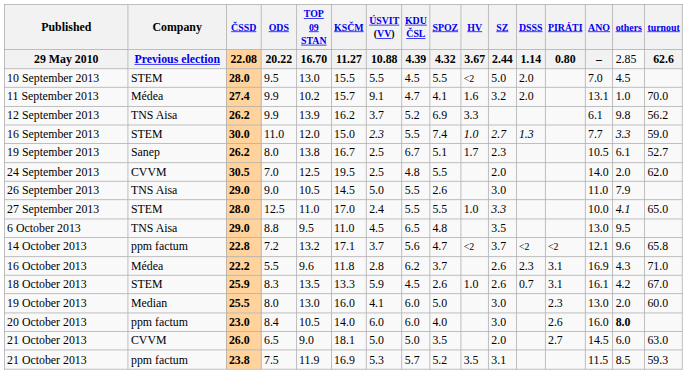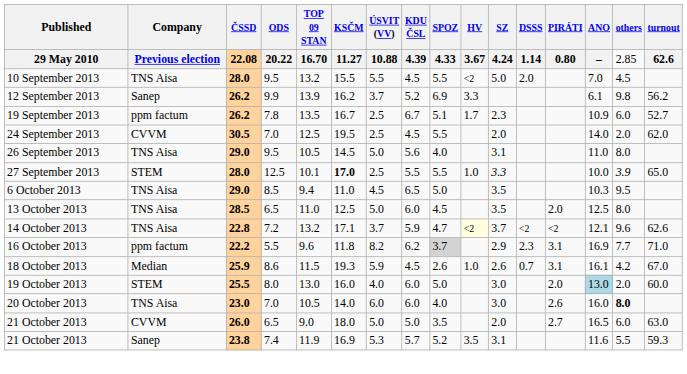(445, 59) 4.32 -> (445, 59) 4.33
(502, 59) 2.44 -> (502, 59) 4.24
(147, 78) STEM -> (154, 78) TNS Aisa
(309, 78) 13.0 -> (309, 78) 13.2
- row: (53, 96)
(154, 115) TNS Aisa -> (145, 96) Sanep
- row: (53, 134)
(145, 153) Sanep -> (159, 115) ppm factum
(271, 153) 8.0 -> (271, 115) 7.8
(309, 153) 13.8 -> (309, 115) 13.5
(598, 153) 10.5 -> (598, 115) 10.9
(623, 153) 6.1 -> (623, 115) 6.0
(412, 171) 4.8 -> (412, 134) 4.5
(271, 190) 9.0 -> (271, 153) 9.5
(412, 190) 5.5 -> (412, 153) 5.6
(440, 190) 2.6 -> (440, 153) 4.0
(499, 190) 3.0 -> (499, 153) 3.1
(623, 190) 7.9 -> (623, 153) 8.0
(309, 209) 11.0 -> (309, 171) 10.1
(344, 209) normal -> (344, 171) bold
(377, 209) 2.4 -> (377, 171) 2.5
(623, 209) 4.1 -> (623, 171) 3.9
(271, 228) 8.8 -> (271, 190) 8.5
(306, 228) 9.5 -> (306, 190) 9.4
(440, 228) 4.8 -> (440, 190) 5.0
(598, 228) 13.0 -> (598, 190) 10.3
+ row: (47, 209)
(159, 247) ppm factum -> (154, 228) TNS Aisa
(412, 247) 5.6 -> (412, 228) 5.9
(469, 247) no background -> (469, 229) lightyellow background
(658, 247) 65.8 -> (658, 228) 62.6
(147, 265) Médea -> (159, 247) ppm factum
(377, 265) 2.8 -> (377, 247) 8.2
(440, 265) no background -> (440, 247) lightgrey background
(499, 265) 2.6 -> (499, 247) 2.9
(623, 265) 4.3 -> (623, 247) 7.7
(147, 284) STEM -> (149, 265) Median
(271, 284) 8.3 -> (271, 265) 8.6
(309, 284) 13.5 -> (309, 265) 11.5
(344, 284) 13.3 -> (344, 265) 19.3
(149, 303) Median -> (147, 284) STEM
(377, 303) 4.1 -> (377, 284) 4.0
(555, 303) 2.3 -> (555, 284) 2.0
(598, 303) no background -> (598, 284) lightblue background
(159, 322) ppm factum -> (154, 303) TNS Aisa
(271, 322) 8.4 -> (271, 303) 7.0
(344, 340) 18.1 -> (344, 322) 18.0
(598, 340) 14.5 -> (598, 322) 16.5
(159, 359) ppm factum -> (145, 340) Sanep
(271, 359) 7.5 -> (271, 340) 7.4
(598, 359) 11.5 -> (598, 340) 11.6
(623, 359) 8.5 -> (623, 340) 5.5
